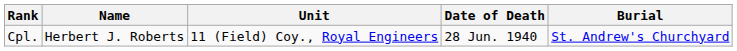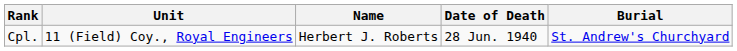columns swapped: (114, 15) <-> (314, 15)
